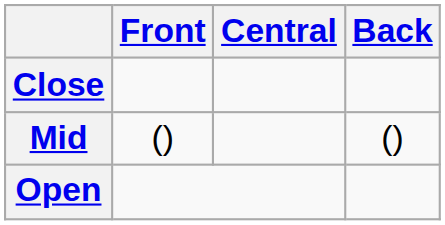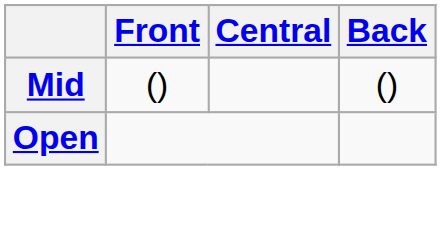- row: (59, 84)
